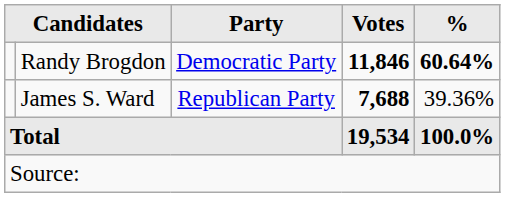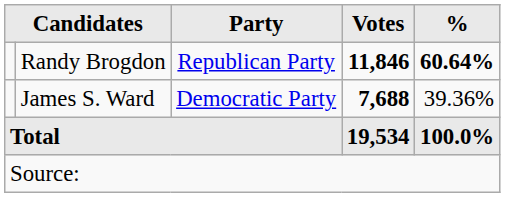(256, 61) Democratic Party -> (256, 61) Republican Party
(256, 98) Republican Party -> (256, 98) Democratic Party
